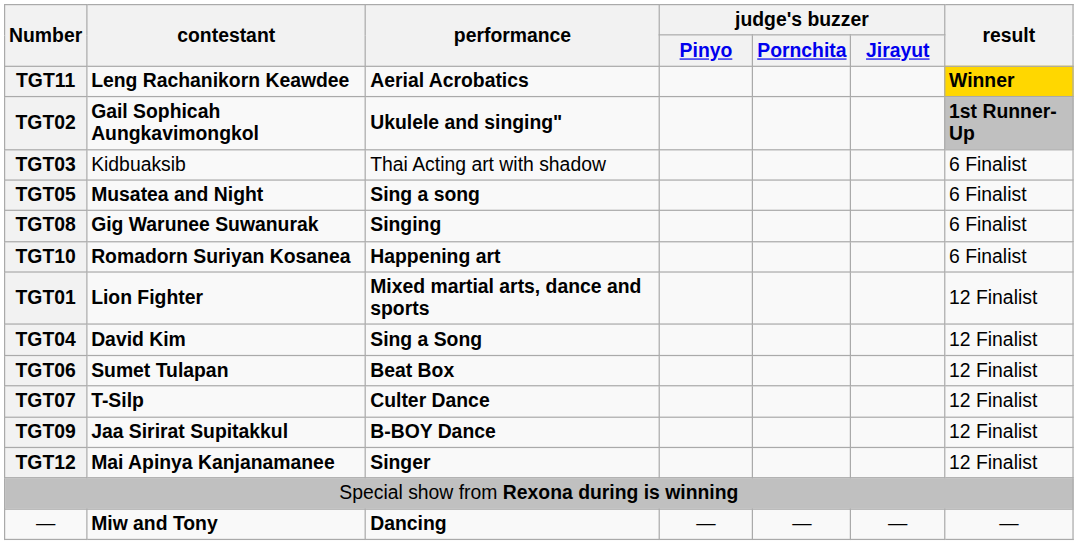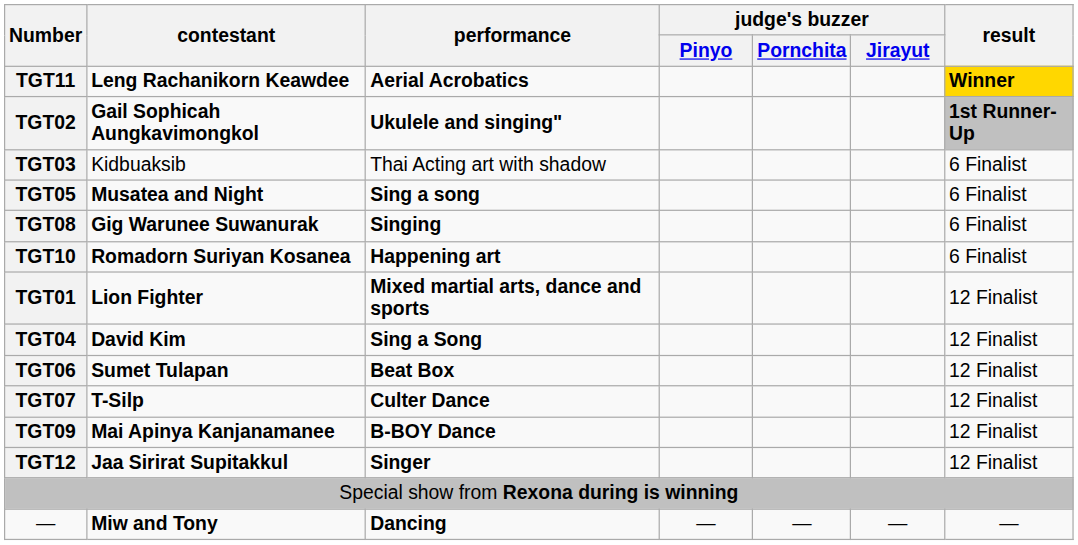(190, 431) Jaa Sirirat Supitakkul -> (213, 431) Mai Apinya Kanjanamanee
(213, 462) Mai Apinya Kanjanamanee -> (190, 462) Jaa Sirirat Supitakkul
